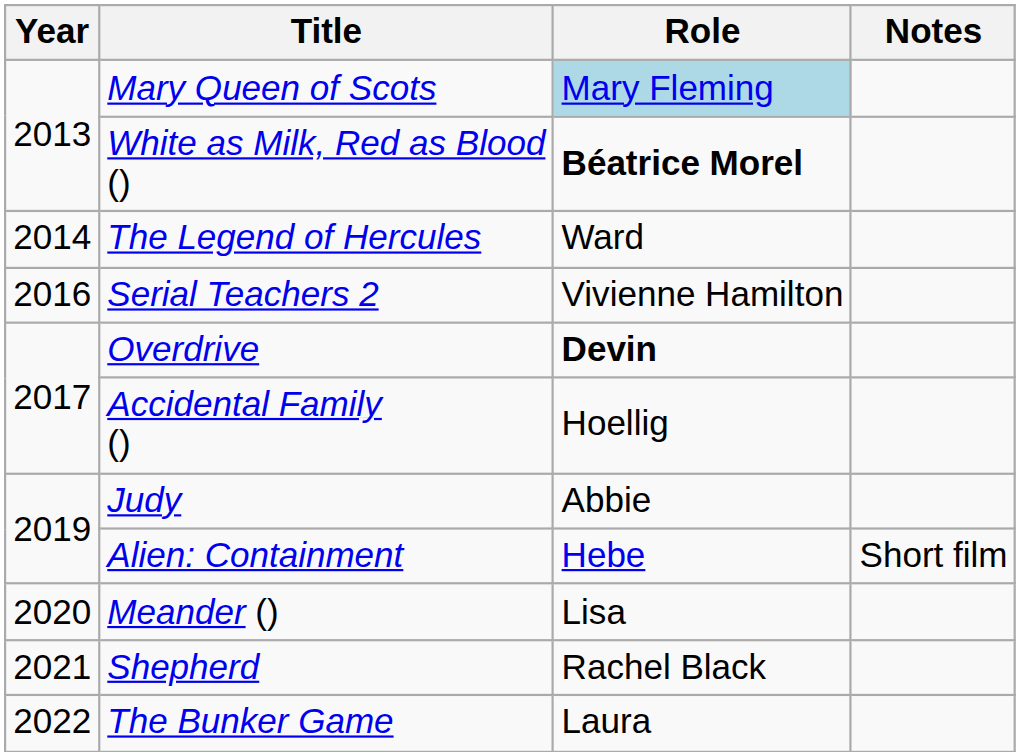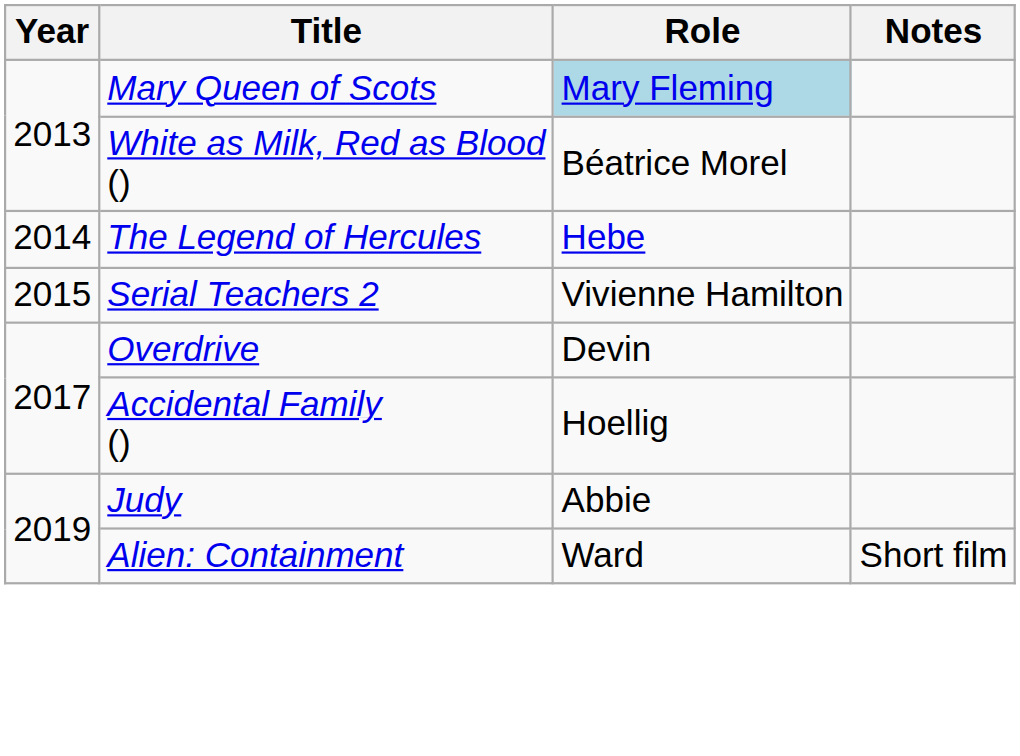(682, 163) bold -> (675, 163) normal
(603, 238) Ward -> (603, 238) Hebe
(52, 293) 2016 -> (52, 293) 2015
(609, 349) bold -> (606, 349) normal
(603, 555) Hebe -> (603, 555) Ward
- row: (193, 611)
- row: (183, 666)
- row: (250, 722)
